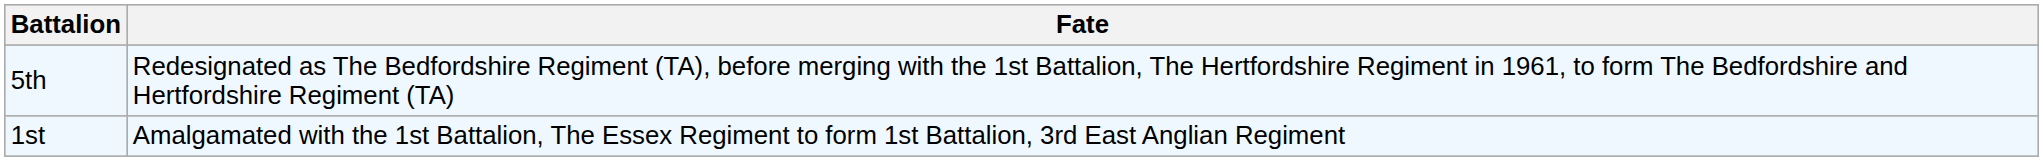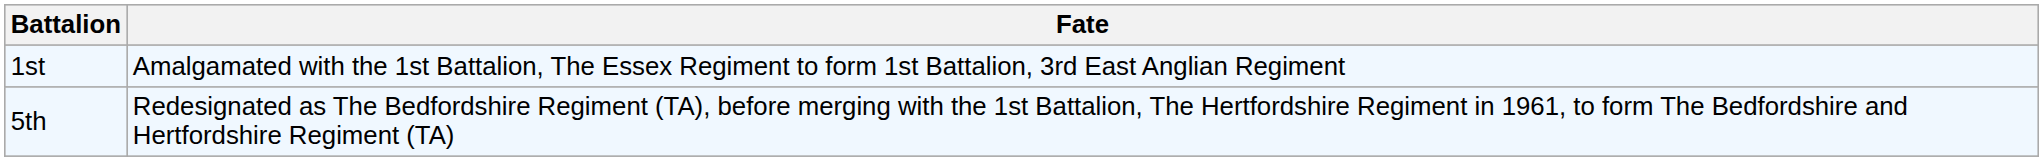rows swapped: (28, 135) <-> (29, 80)
